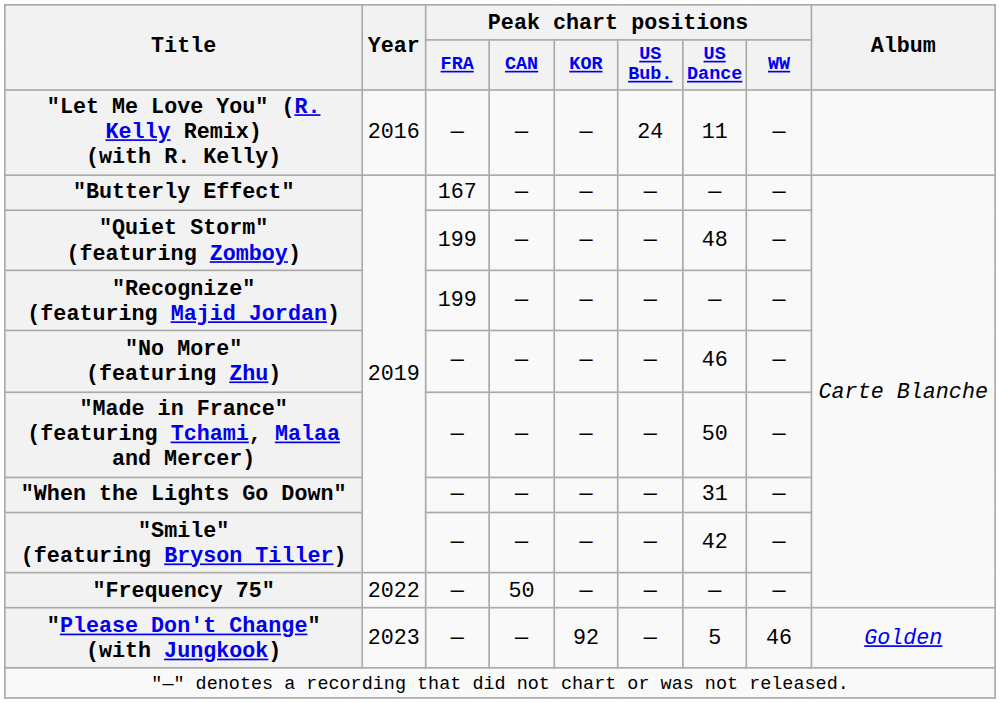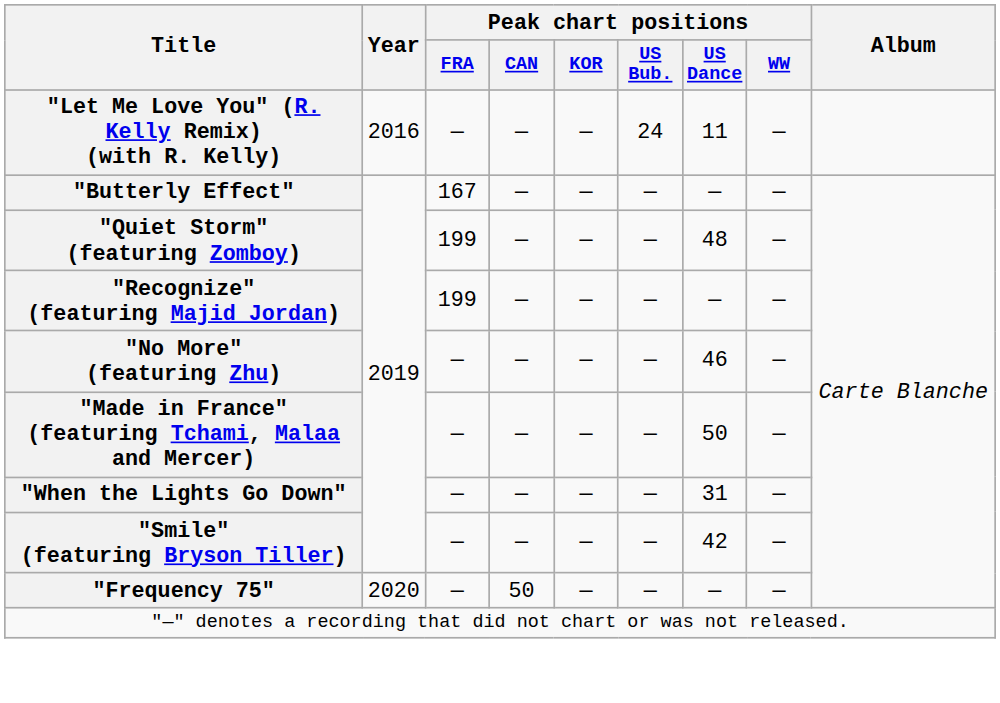(394, 590) 2022 -> (394, 590) 2020
- row: (184, 638)
